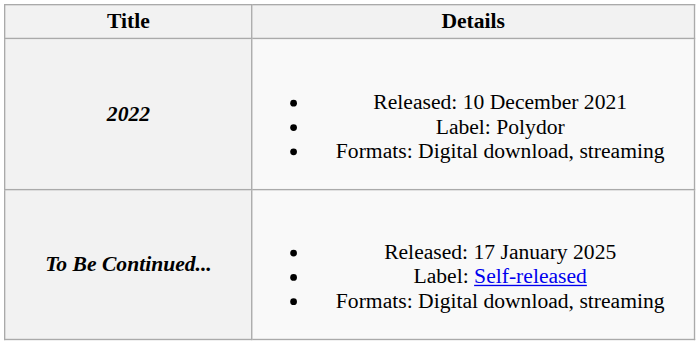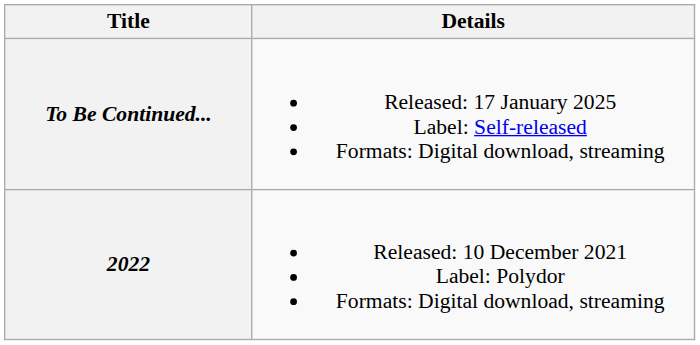rows swapped: (128, 113) <-> (128, 264)
